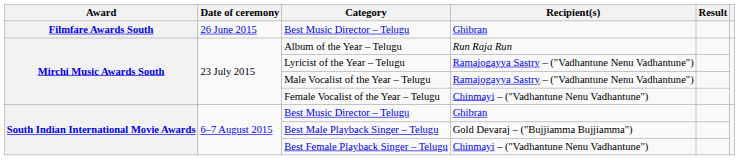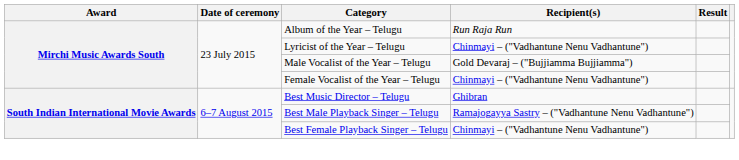- row: (101, 29)
(573, 63) Ramajogayya Sastry – ("Vadhantune Nenu Vadhantune") -> (550, 46) Chinmayi – ("Vadhantune Nenu Vadhantune")
(573, 79) Ramajogayya Sastry – ("Vadhantune Nenu Vadhantune") -> (543, 63) Gold Devaraj – ("Bujjiamma Bujjiamma")
(543, 130) Gold Devaraj – ("Bujjiamma Bujjiamma") -> (573, 113) Ramajogayya Sastry – ("Vadhantune Nenu Vadhantune")
